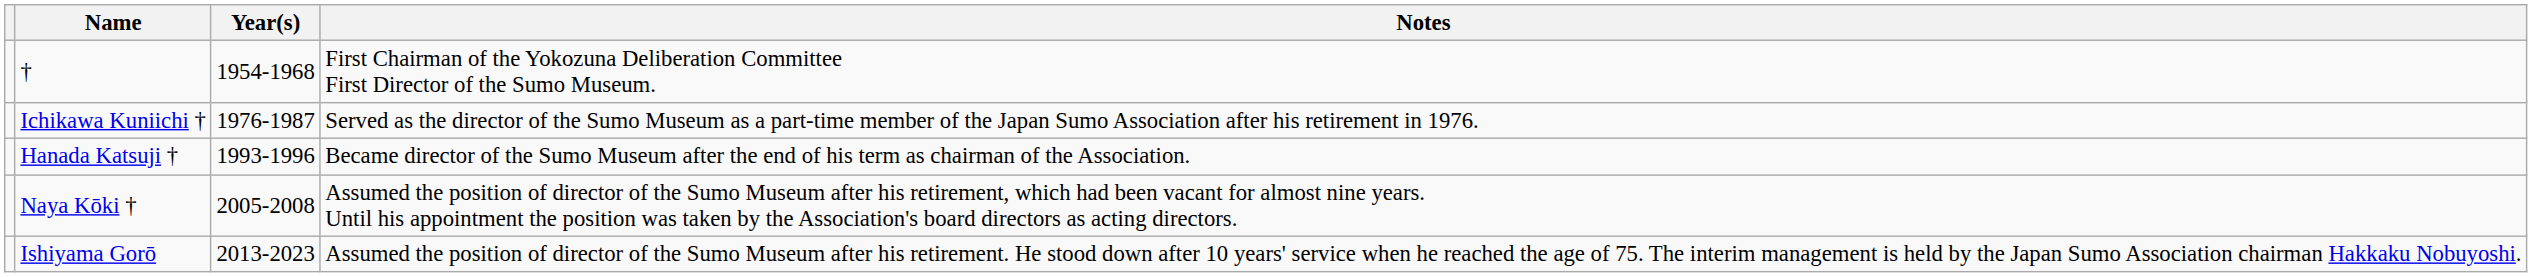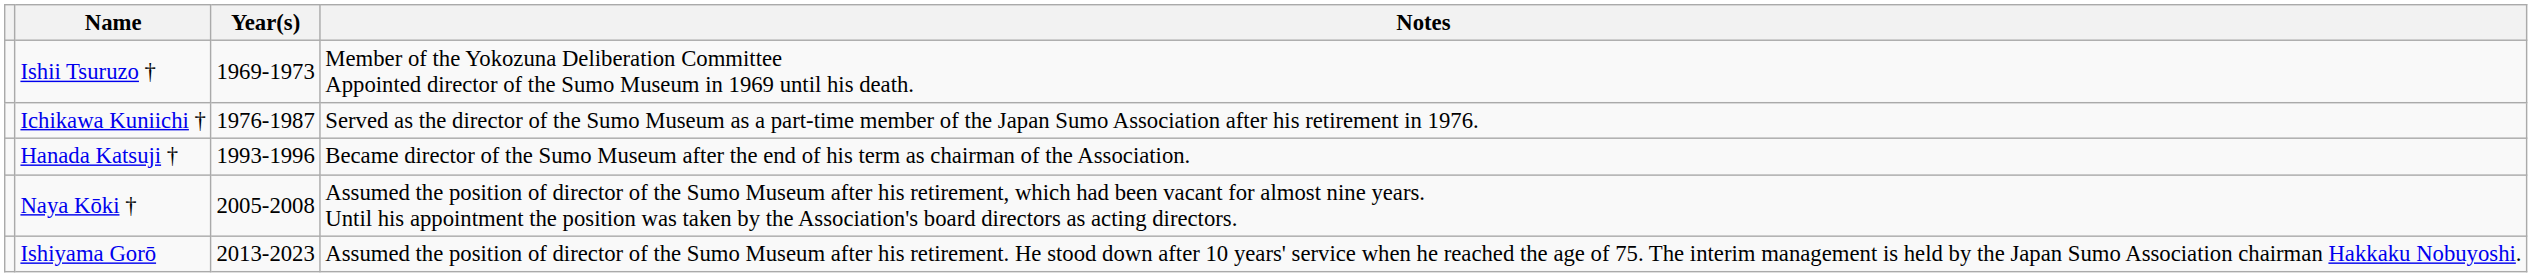- row: (26, 71)
+ row: (88, 71)
